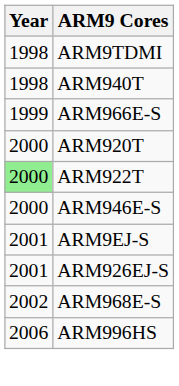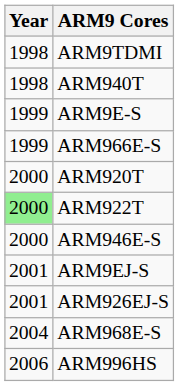+ row: (99, 114)
(29, 301) 2002 -> (29, 332) 2004
